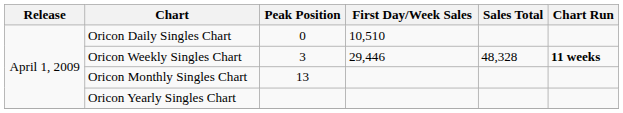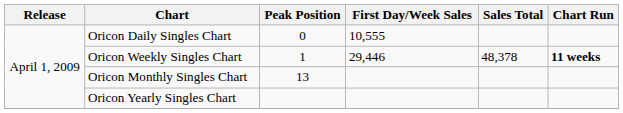(367, 35) 10,510 -> (367, 35) 10,555
(303, 56) 3 -> (303, 56) 1
(499, 56) 48,328 -> (499, 56) 48,378
